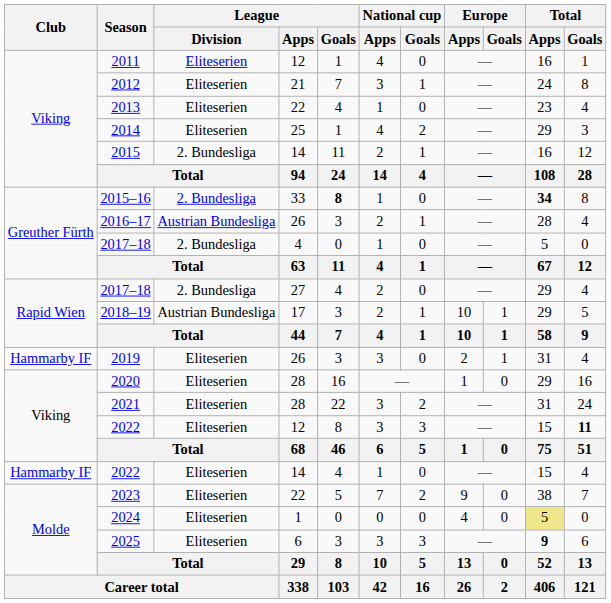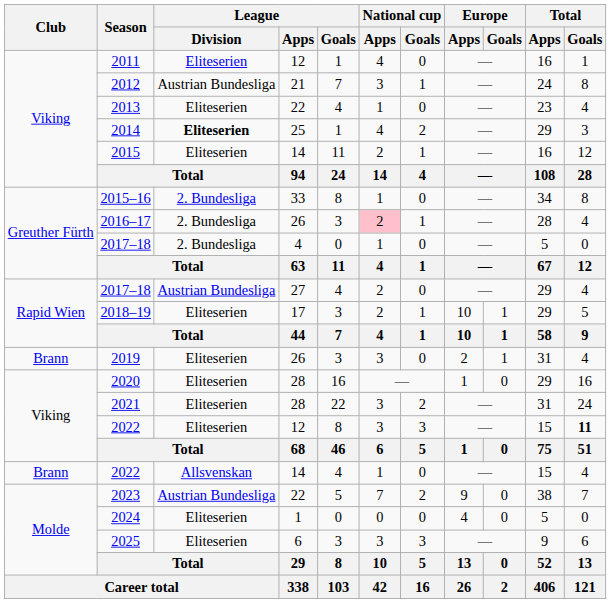(216, 84) Eliteserien -> (216, 84) Austrian Bundesliga
(216, 130) normal -> (216, 130) bold
(216, 152) 2. Bundesliga -> (216, 152) Eliteserien
(338, 198) bold -> (338, 198) normal
(545, 198) bold -> (545, 198) normal
(216, 221) Austrian Bundesliga -> (216, 221) 2. Bundesliga
(380, 221) no background -> (380, 221) pink background
(216, 289) 2. Bundesliga -> (216, 289) Austrian Bundesliga
(216, 312) Austrian Bundesliga -> (216, 312) Eliteserien
(51, 358) Hammarby IF -> (51, 358) Brann
(51, 472) Hammarby IF -> (51, 472) Brann
(216, 472) Eliteserien -> (216, 472) Allsvenskan
(216, 495) Eliteserien -> (216, 495) Austrian Bundesliga
(545, 518) khaki background -> (545, 518) no background
(545, 541) bold -> (545, 541) normal
